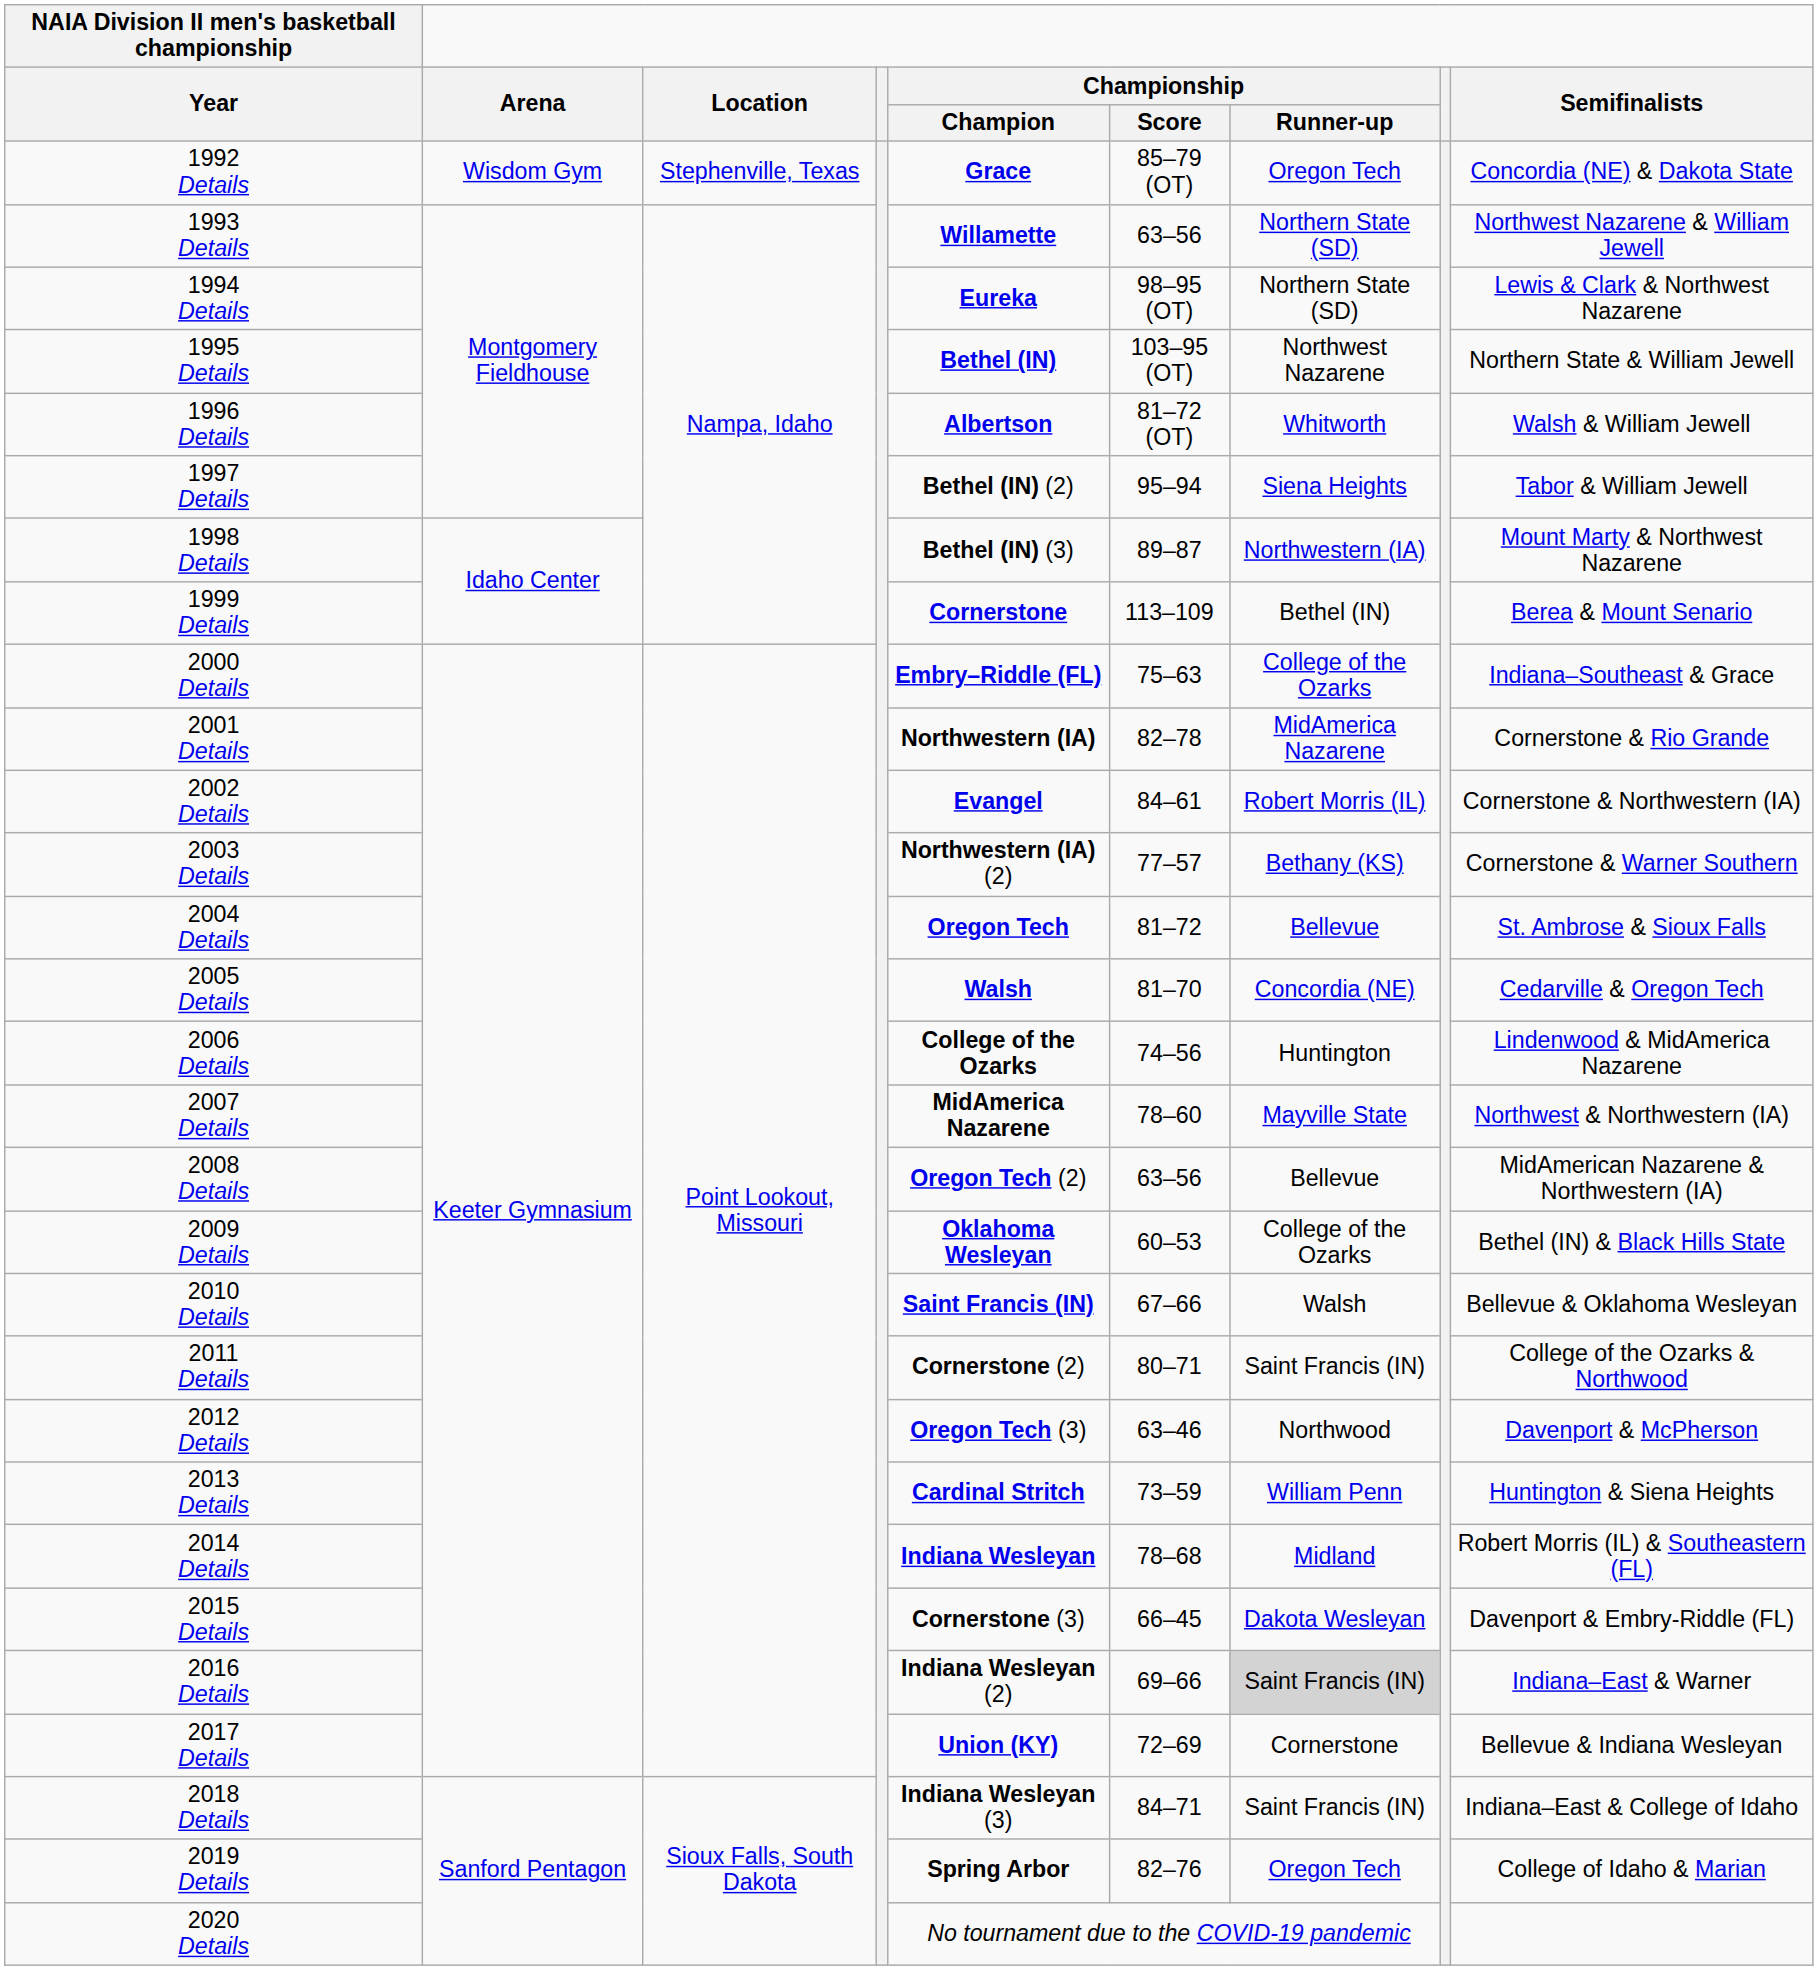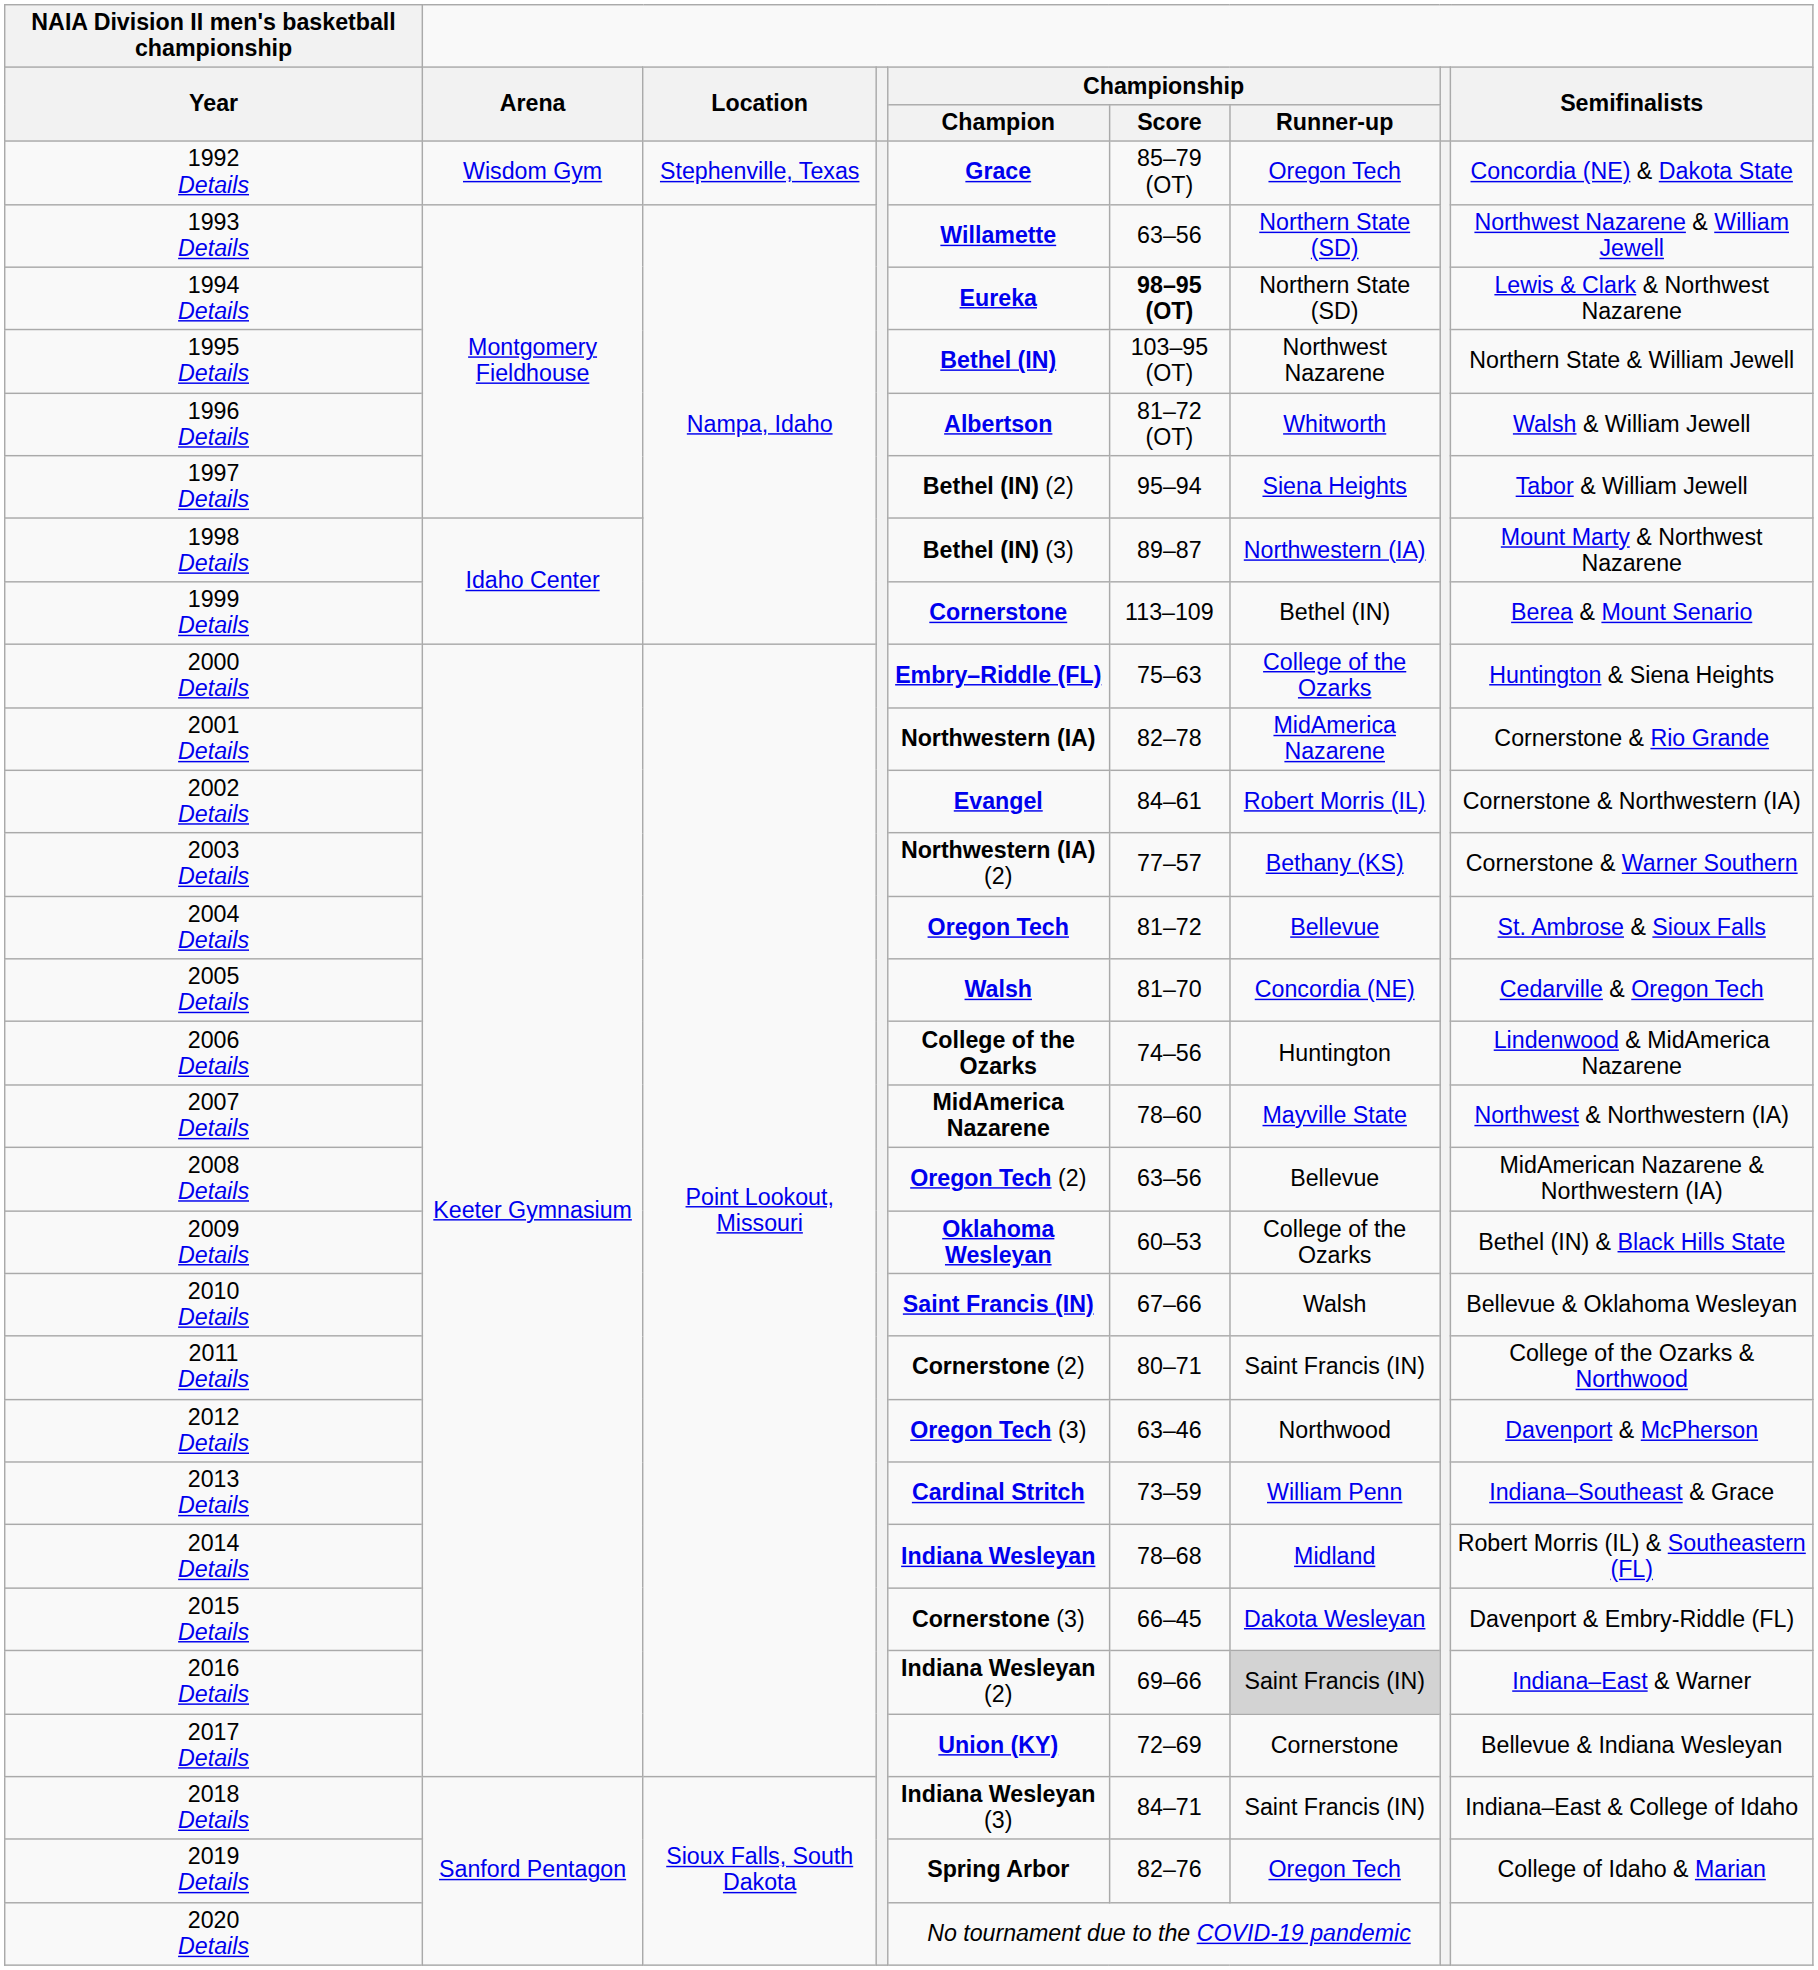(1169, 298) normal -> (1169, 298) bold
(1632, 675) Indiana–Southeast & Grace -> (1632, 675) Huntington & Siena Heights
(1632, 1493) Huntington & Siena Heights -> (1632, 1493) Indiana–Southeast & Grace
